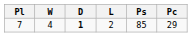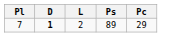- column: (50, 11)
(142, 25) 85 -> (111, 25) 89
